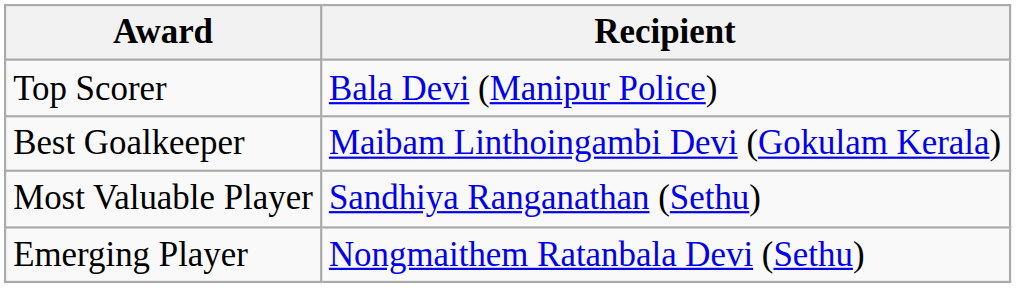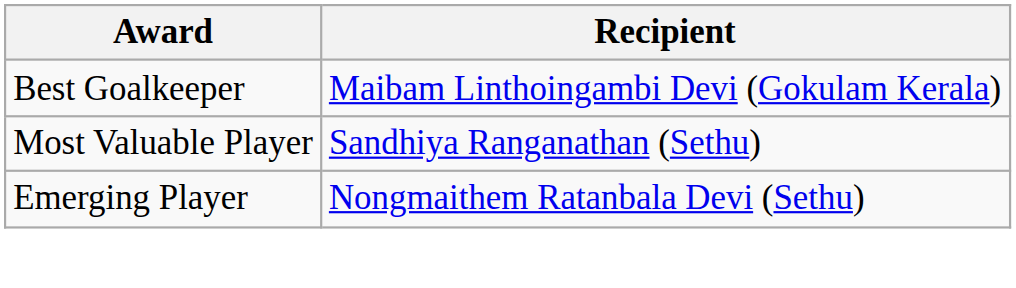- row: (90, 87)
